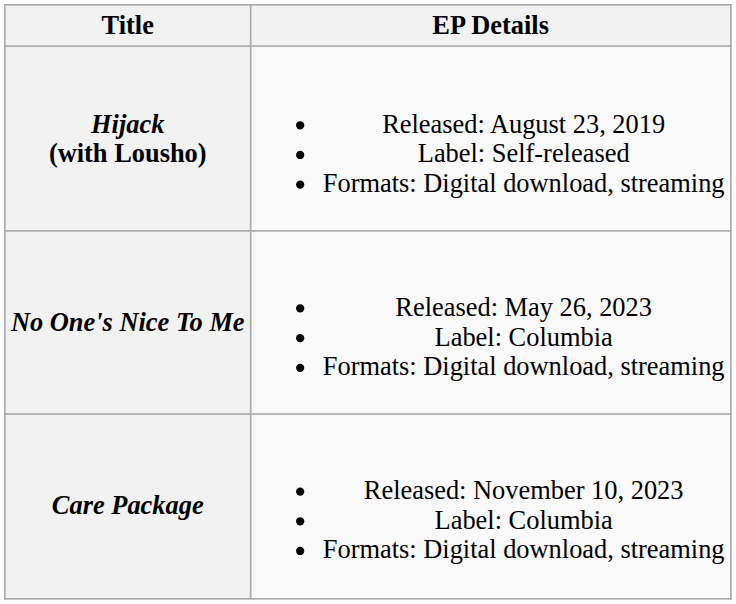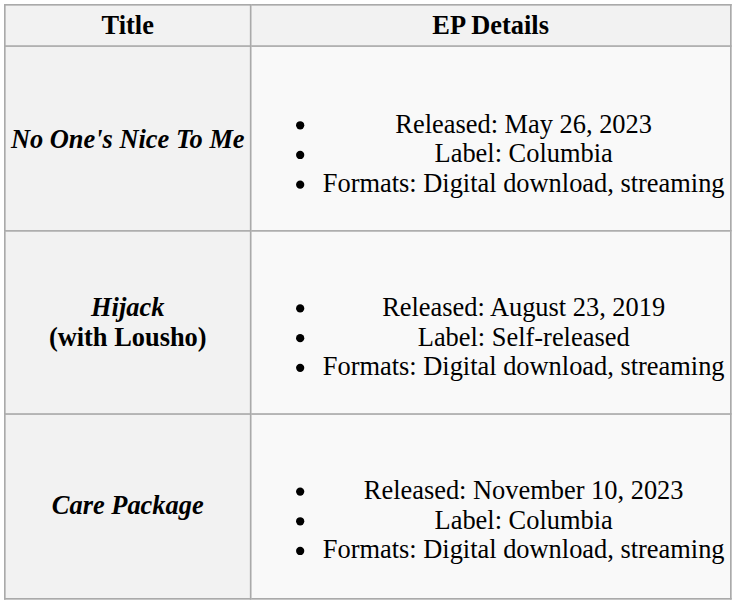rows swapped: (128, 138) <-> (128, 322)
